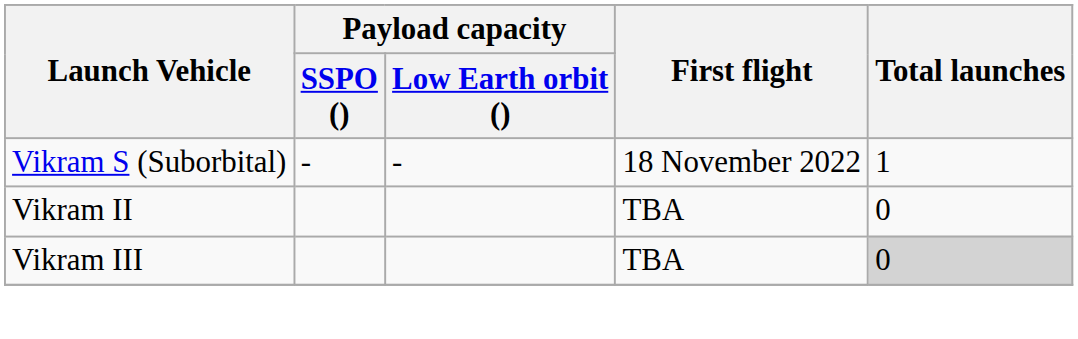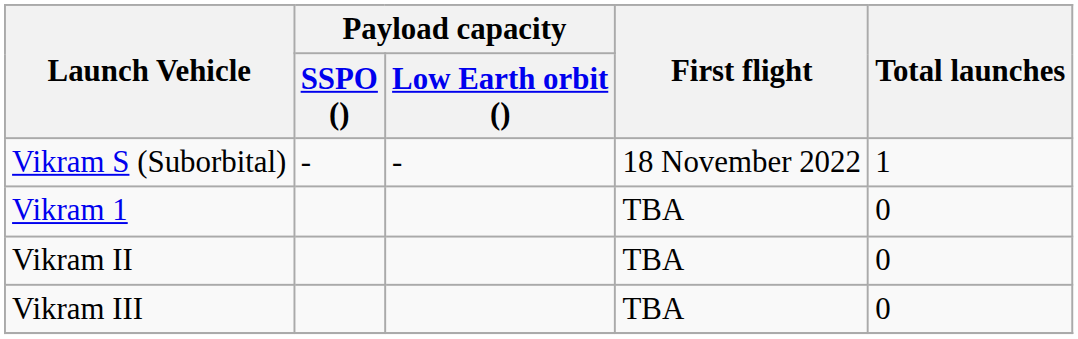+ row: (70, 210)
(883, 259) lightgrey background -> (883, 308) no background
